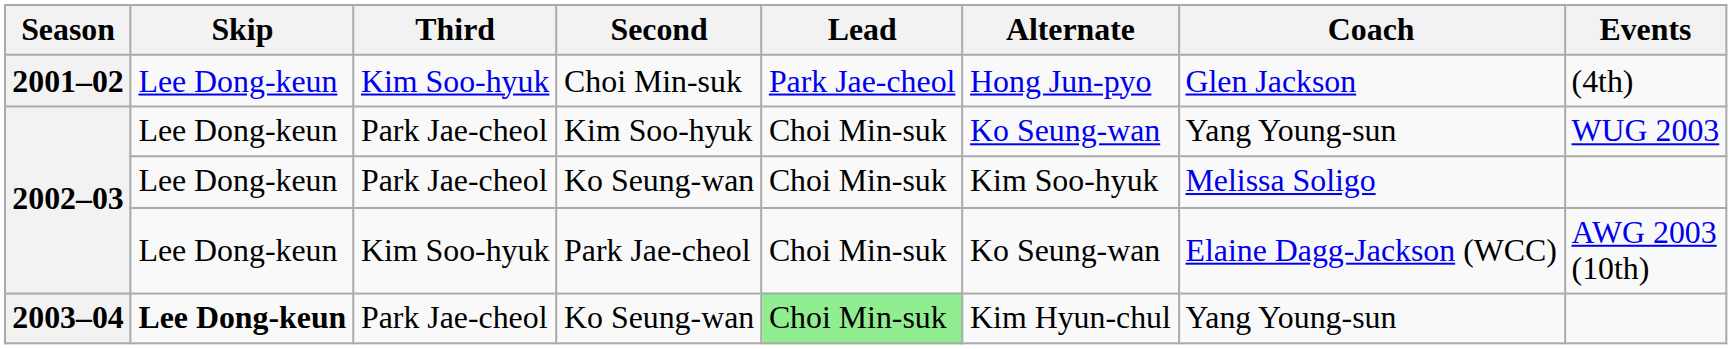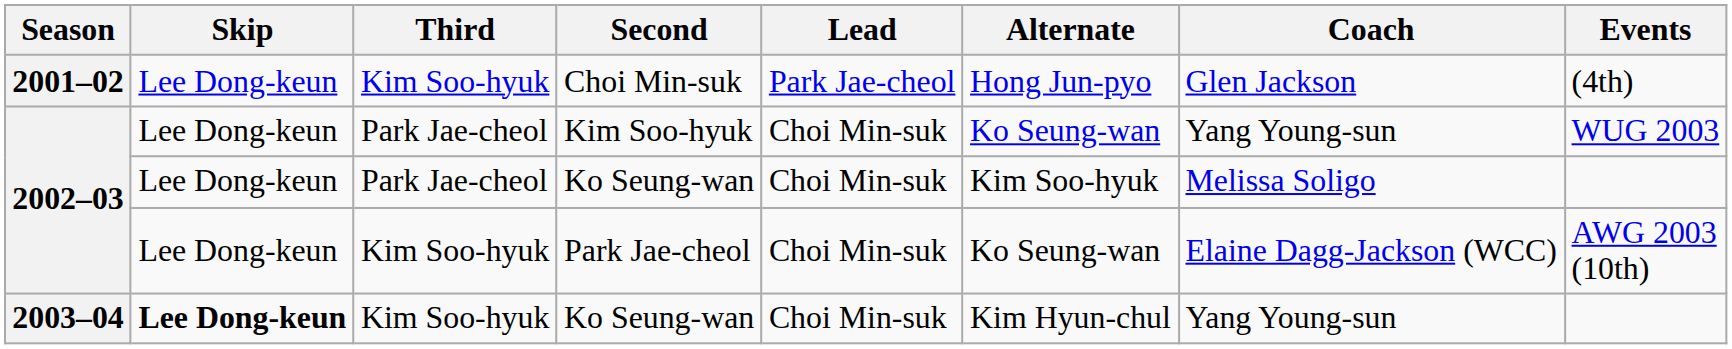(454, 318) Park Jae-cheol -> (455, 318) Kim Soo-hyuk
(858, 318) lightgreen background -> (858, 318) no background
